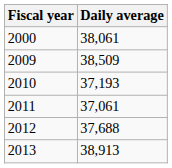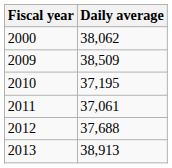(100, 38) 38,061 -> (100, 38) 38,062
(100, 83) 37,193 -> (100, 83) 37,195
